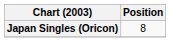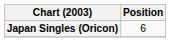(143, 28) 8 -> (143, 28) 6
